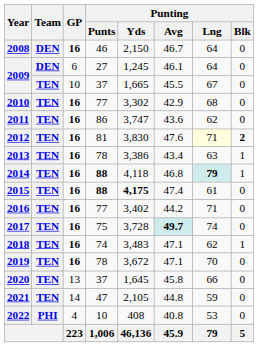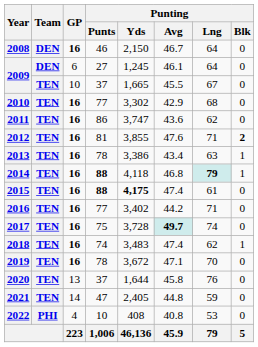(136, 137) 3,830 -> (136, 137) 3,855
(212, 137) lightyellow background -> (212, 137) no background
(173, 244) 47.1 -> (173, 244) 47.4
(136, 279) 1,645 -> (136, 279) 1,644
(212, 279) 66 -> (212, 279) 76
(136, 297) 2,105 -> (136, 297) 2,405
